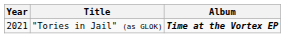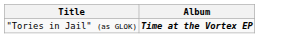- column: (17, 12)
